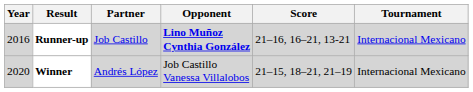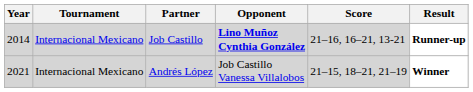columns swapped: (411, 14) <-> (62, 14)
(18, 39) 2016 -> (18, 39) 2014
(18, 71) 2020 -> (18, 71) 2021
